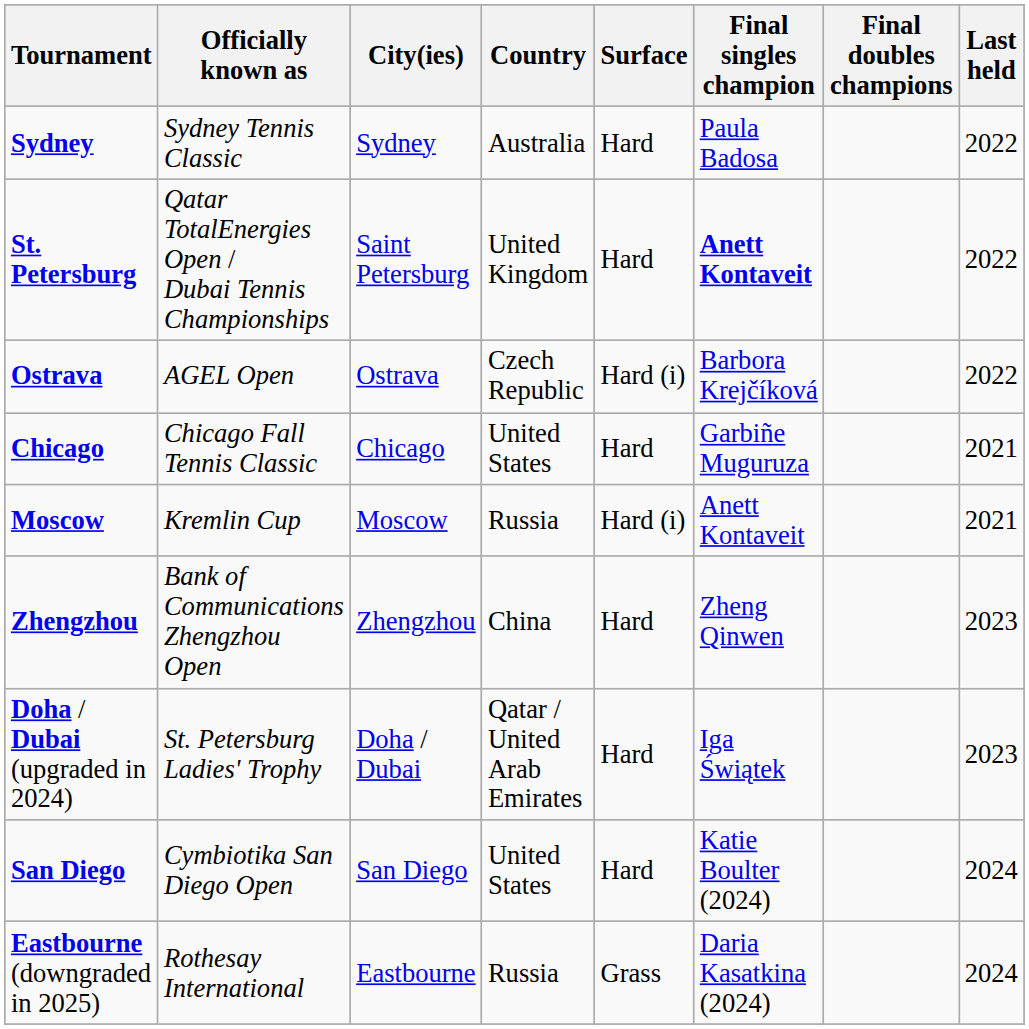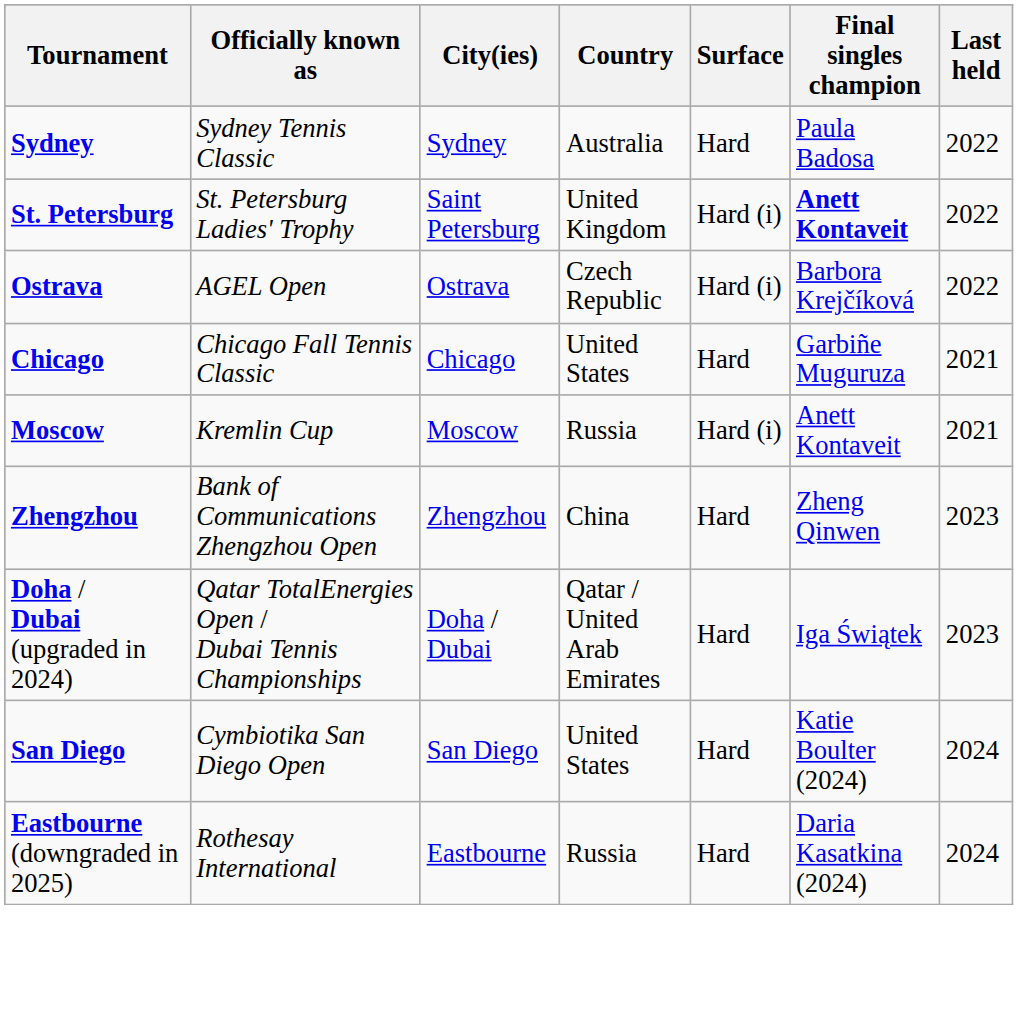- column: (891, 55)
(247, 259) Qatar TotalEnergies Open / Dubai Tennis Championships -> (275, 214) St. Petersburg Ladies' Trophy
(627, 259) Hard -> (739, 214) Hard (i)
(243, 753) St. Petersburg Ladies' Trophy -> (305, 634) Qatar TotalEnergies Open / Dubai Tennis Championships
(631, 972) Grass -> (723, 852) Hard
